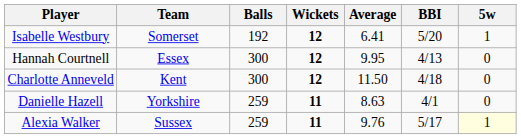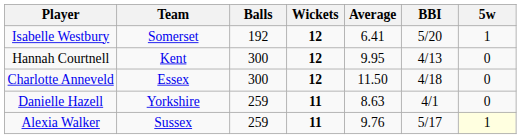(173, 58) Essex -> (173, 58) Kent
(173, 79) Kent -> (173, 79) Essex
